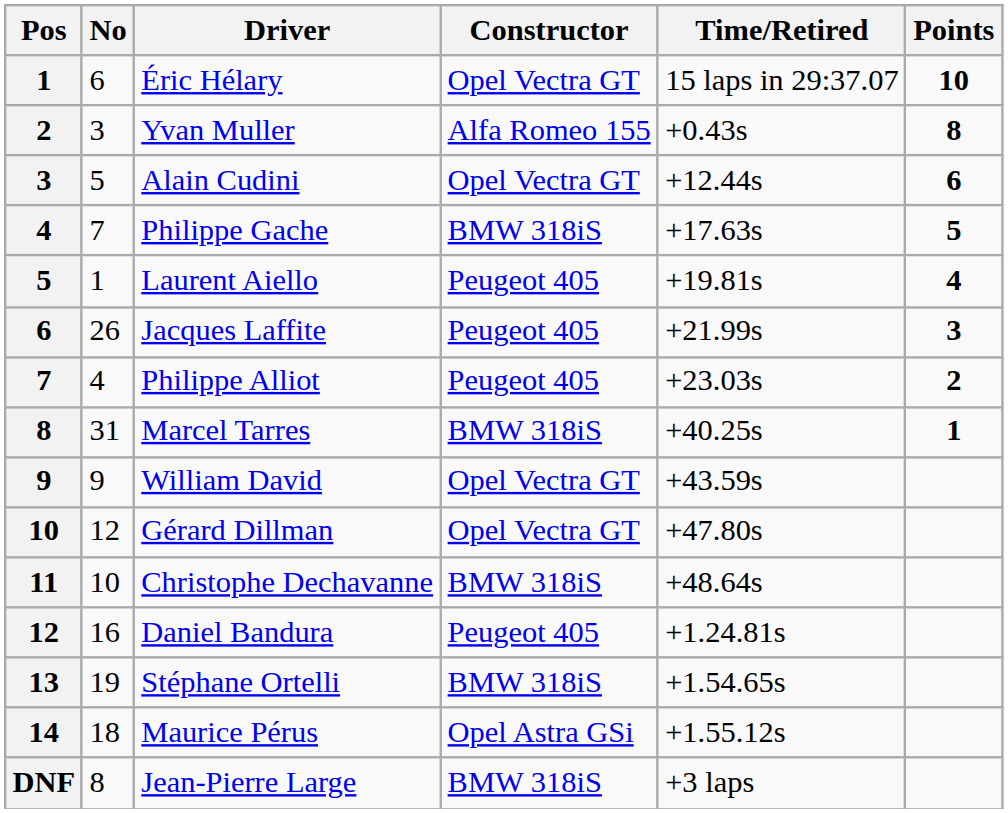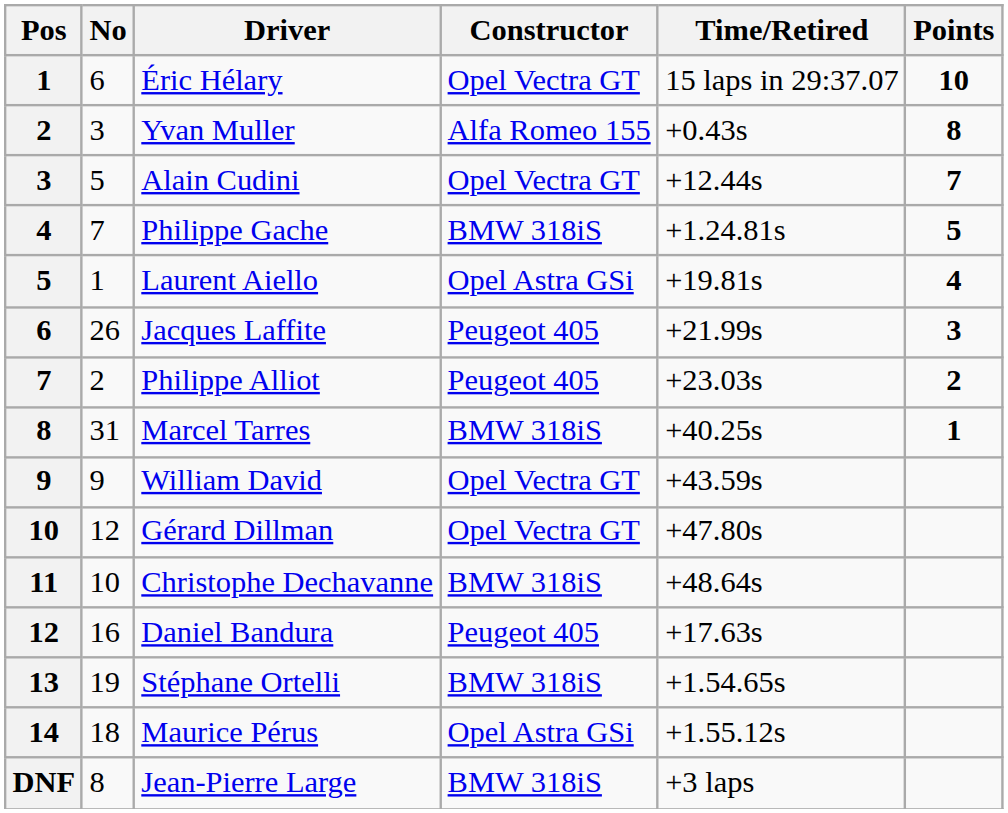(954, 180) 6 -> (954, 180) 7
(714, 230) +17.63s -> (725, 230) +1.24.81s
(523, 280) Peugeot 405 -> (541, 280) Opel Astra GSi
(97, 380) 4 -> (97, 380) 2
(725, 631) +1.24.81s -> (714, 631) +17.63s
